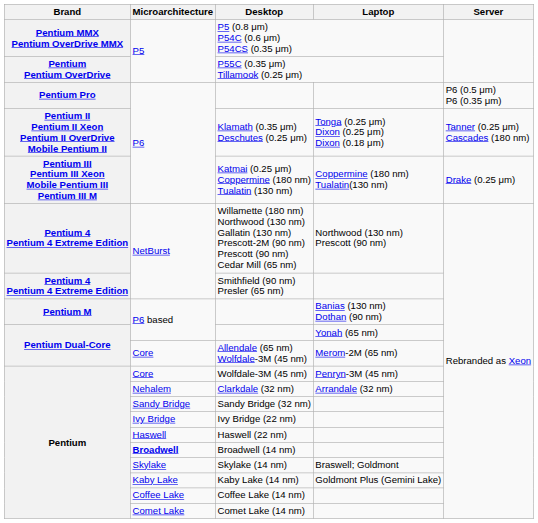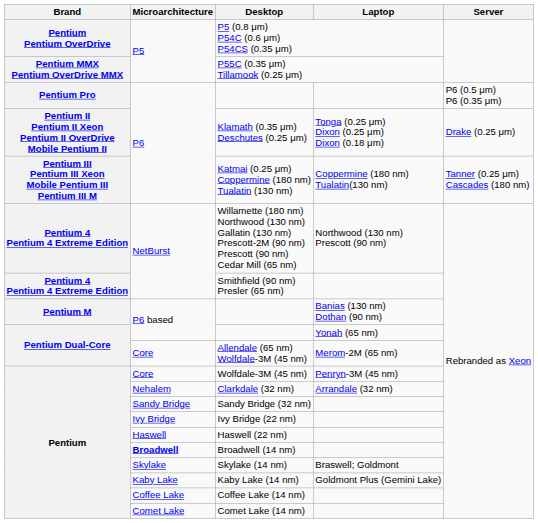(67, 38) Pentium MMX Pentium OverDrive MMX -> (67, 38) Pentium Pentium OverDrive
(67, 69) Pentium Pentium OverDrive -> (67, 69) Pentium MMX Pentium OverDrive MMX
(488, 132) Tanner (0.25 μm) Cascades (180 nm) -> (480, 132) Drake (0.25 μm)
(480, 180) Drake (0.25 μm) -> (488, 180) Tanner (0.25 μm) Cascades (180 nm)
